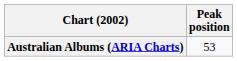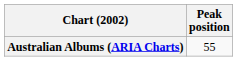(209, 46) 53 -> (209, 46) 55
